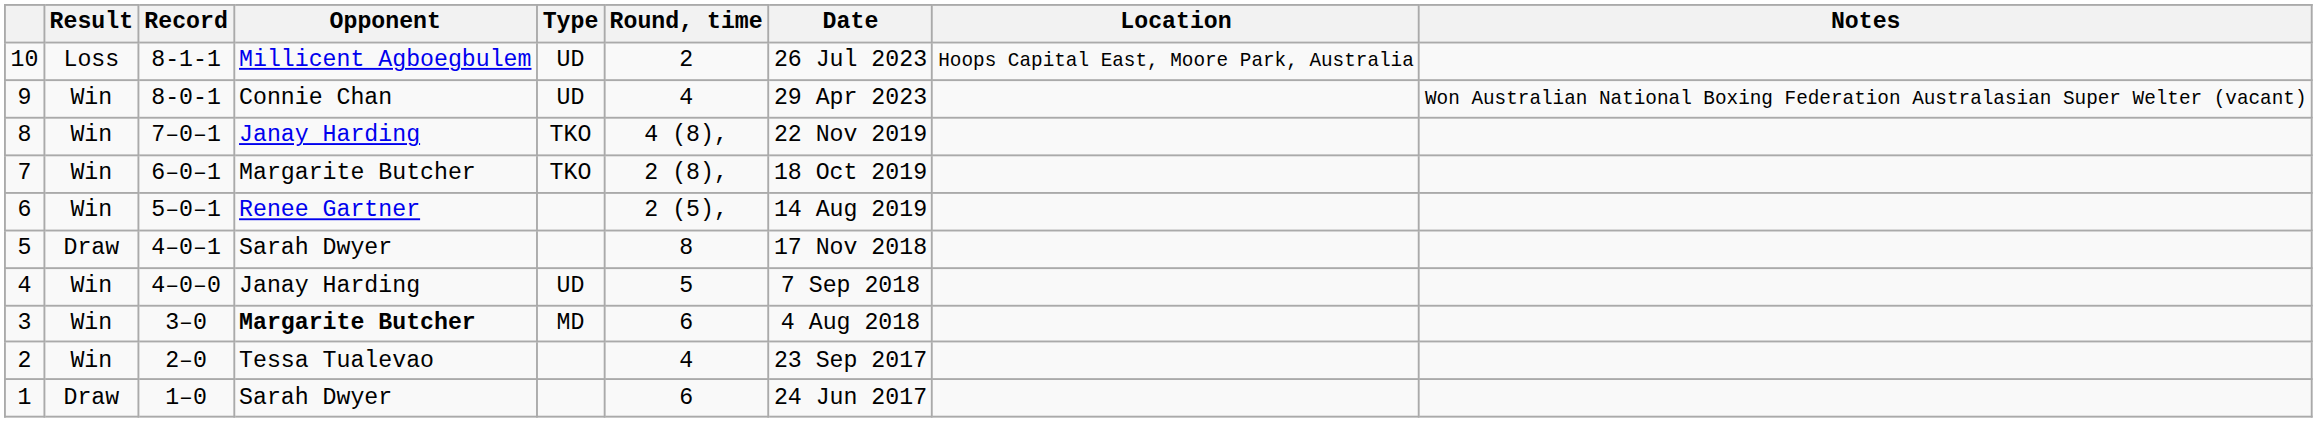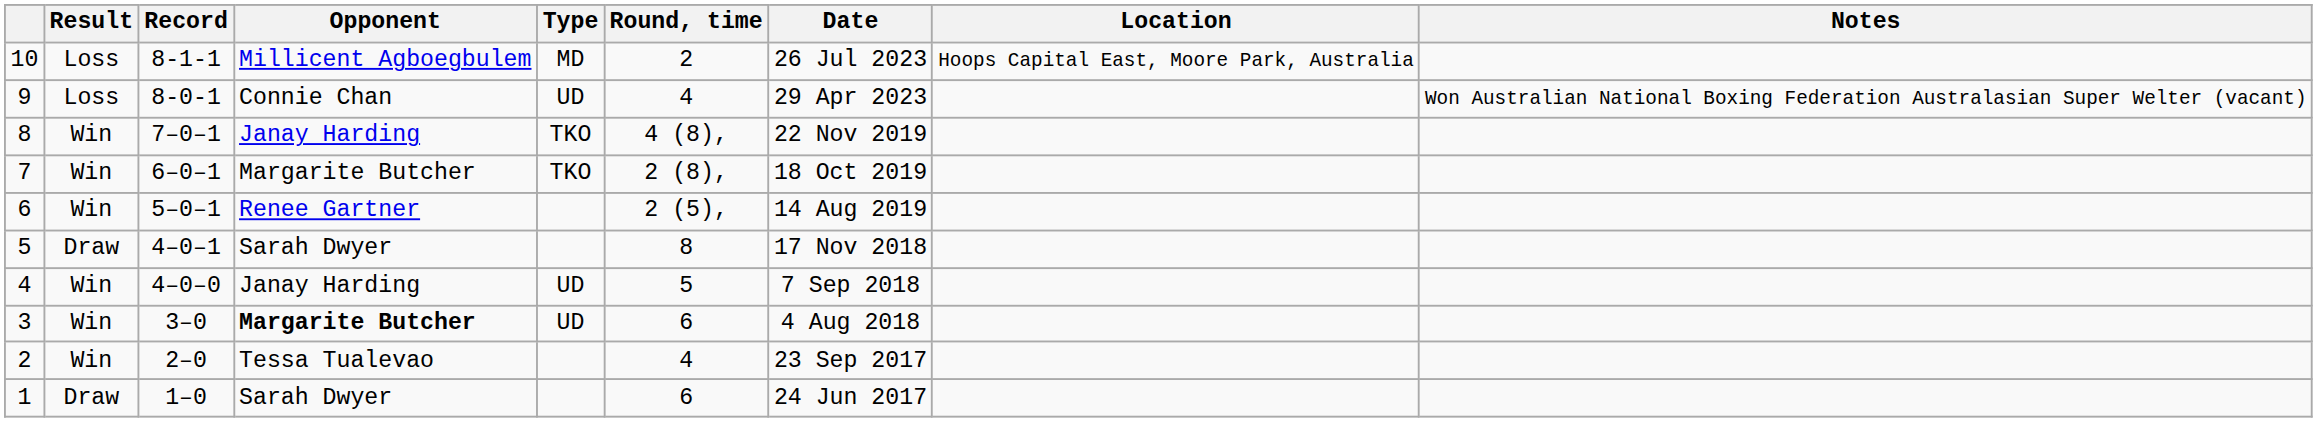(571, 62) UD -> (571, 62) MD
(91, 99) Win -> (91, 99) Loss
(571, 324) MD -> (571, 324) UD
